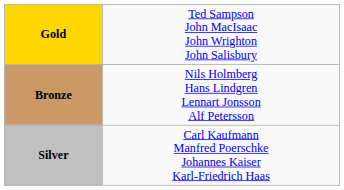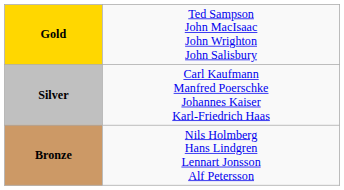rows swapped: (53, 155) <-> (53, 94)
